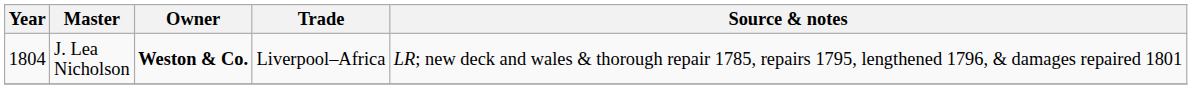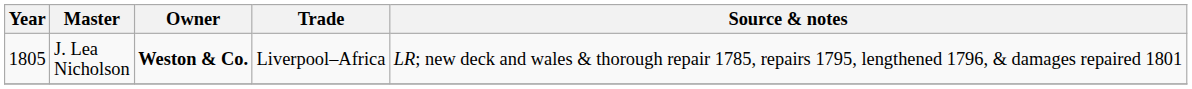(27, 58) 1804 -> (27, 58) 1805
